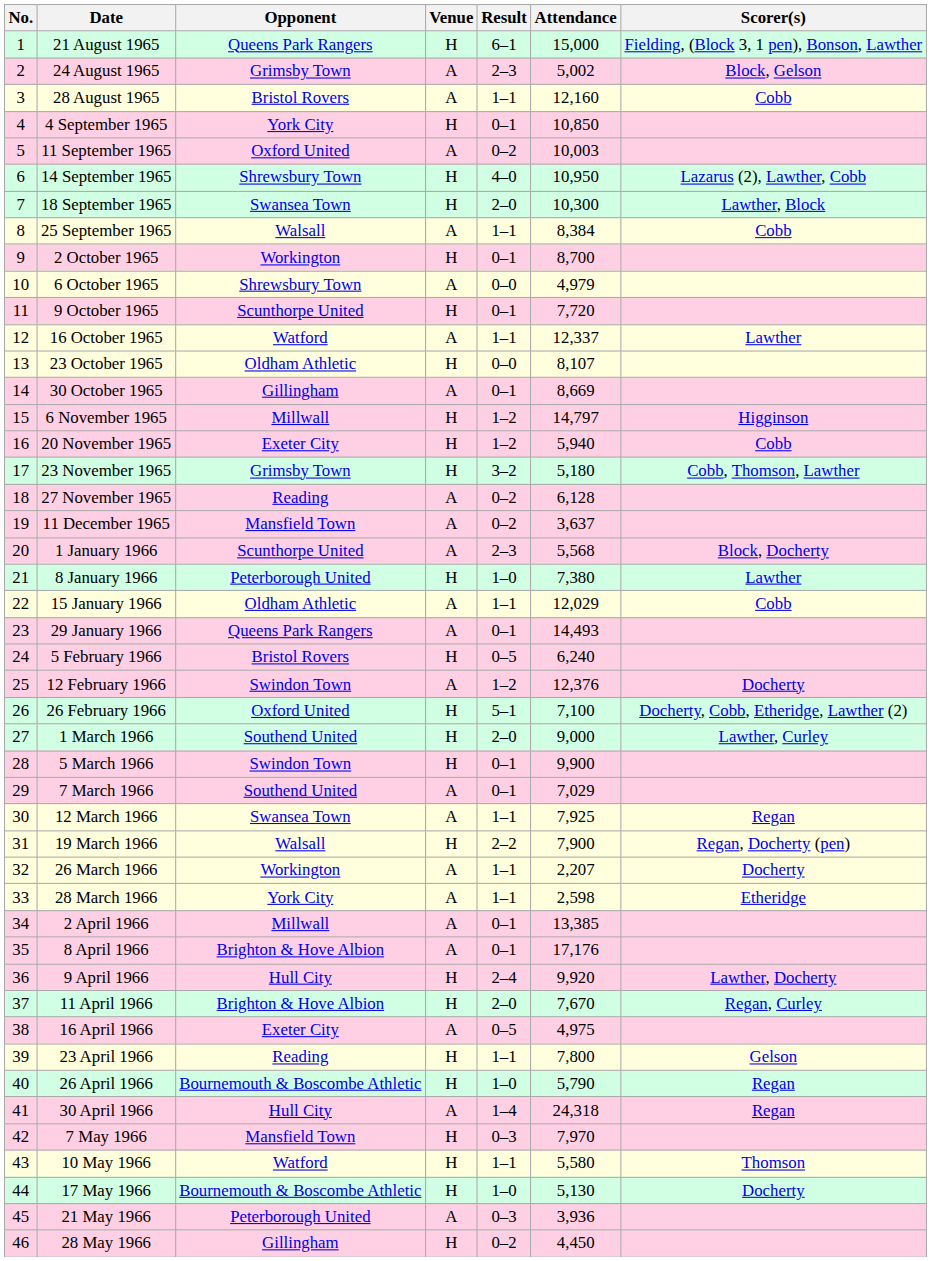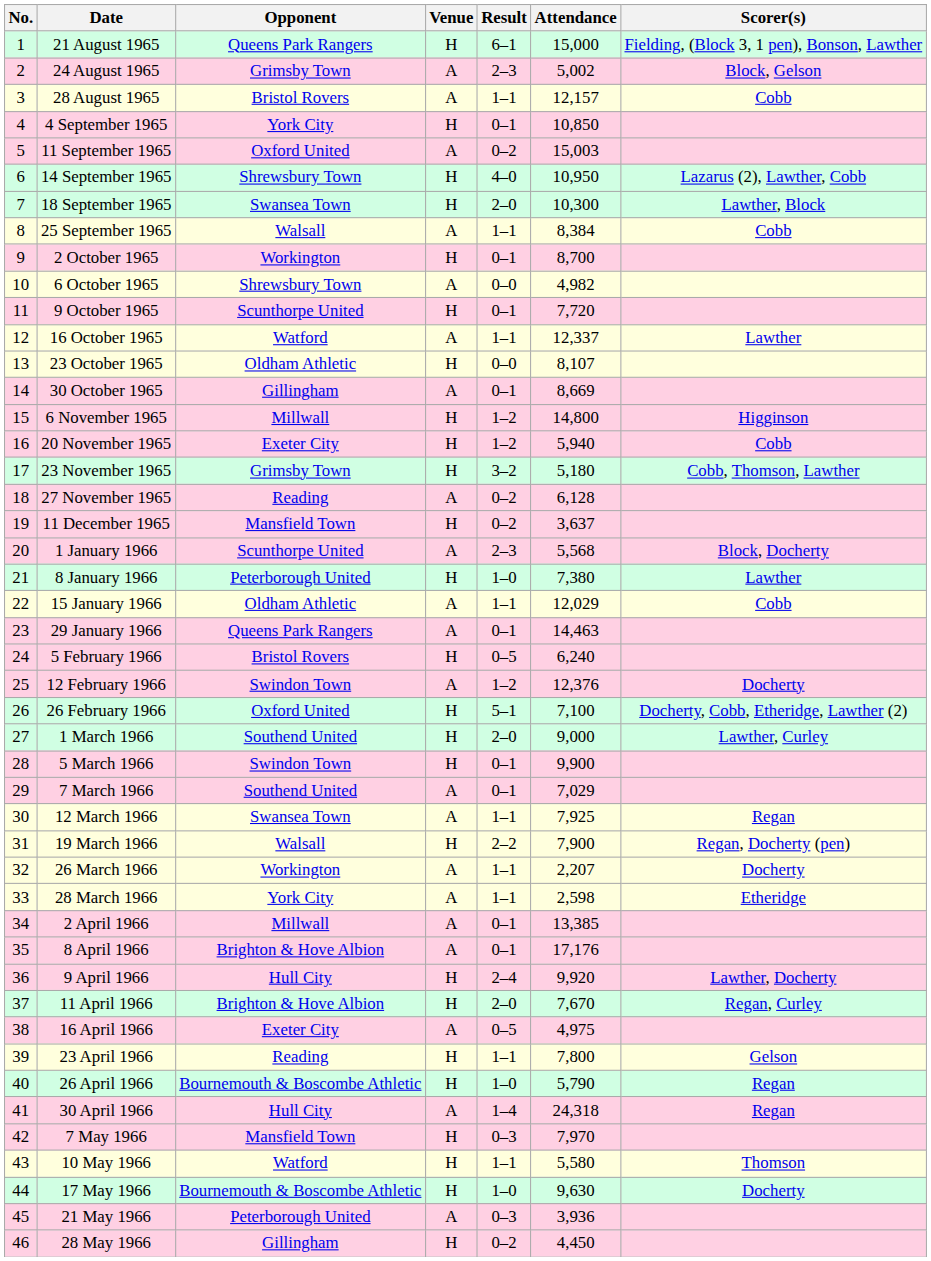(576, 97) 12,160 -> (576, 97) 12,157
(576, 151) 10,003 -> (576, 151) 15,003
(576, 284) 4,979 -> (576, 284) 4,982
(576, 417) 14,797 -> (576, 417) 14,800
(451, 524) A -> (451, 524) H
(576, 630) 14,493 -> (576, 630) 14,463
(576, 1190) 5,130 -> (576, 1190) 9,630
